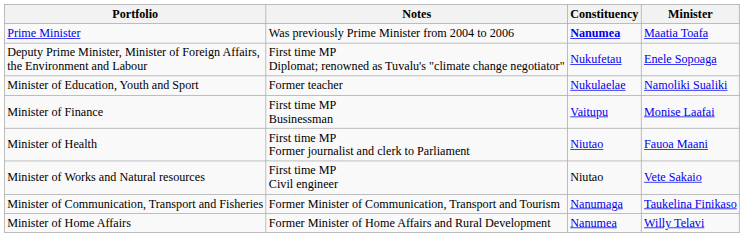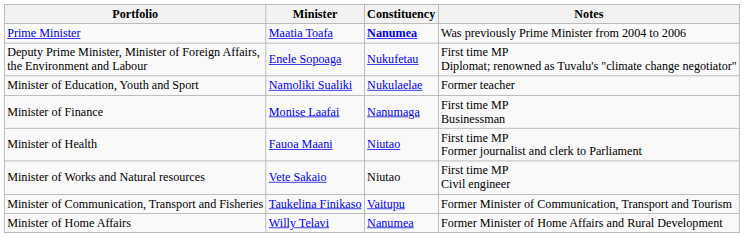columns swapped: (690, 14) <-> (417, 14)
(589, 111) Vaitupu -> (393, 111) Nanumaga
(597, 203) Nanumaga -> (386, 203) Vaitupu
